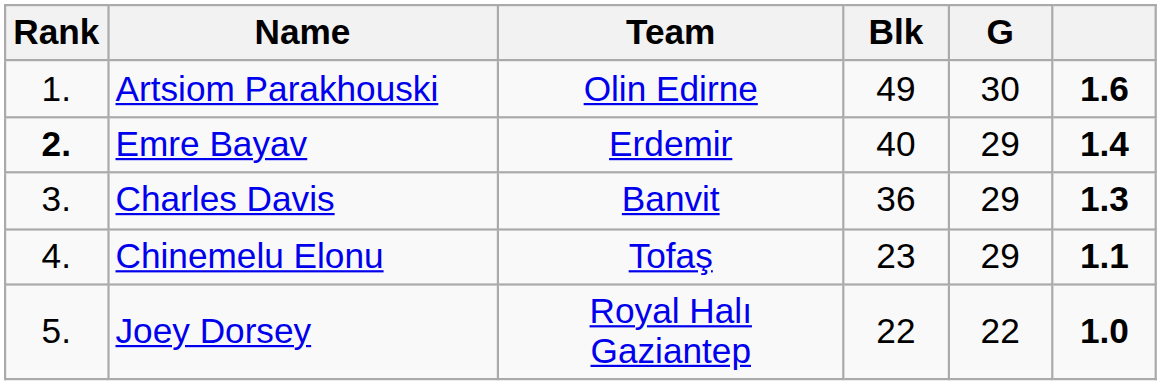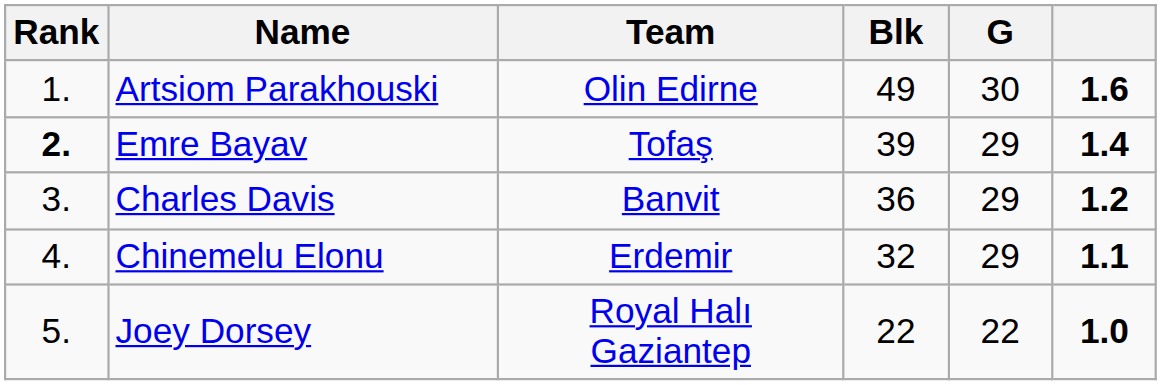(671, 144) Erdemir -> (671, 144) Tofaş
(896, 144) 40 -> (896, 144) 39
(1104, 199) 1.3 -> (1104, 199) 1.2
(671, 255) Tofaş -> (671, 255) Erdemir
(896, 255) 23 -> (896, 255) 32
